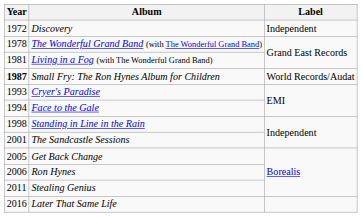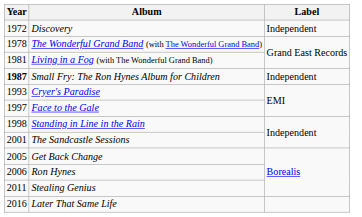(311, 76) World Records/Audat -> (292, 76) Independent
(17, 108) 1994 -> (17, 108) 1997
